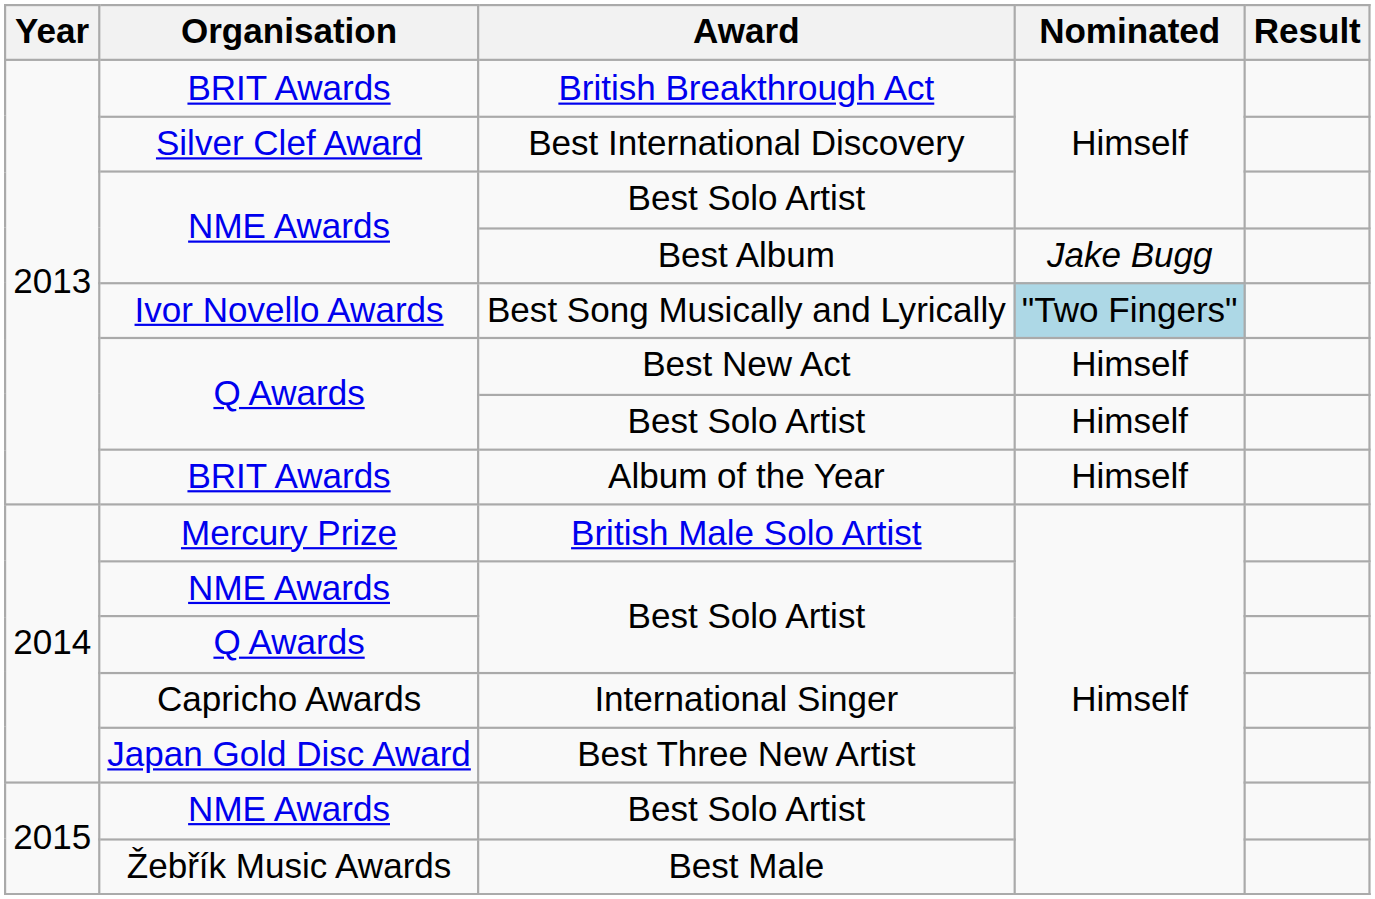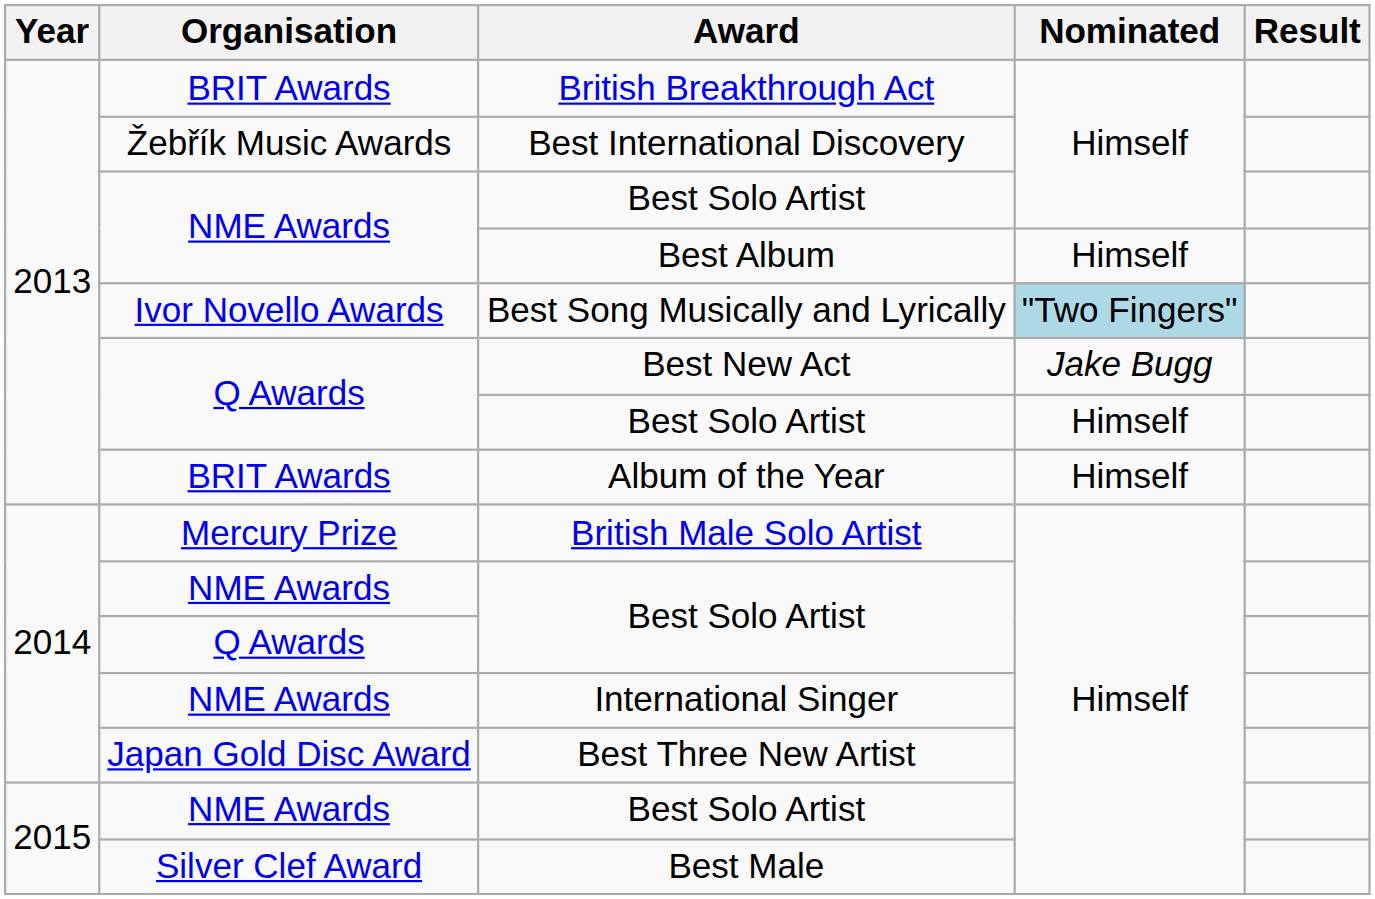(289, 143) Silver Clef Award -> (289, 143) Žebřík Music Awards
(1130, 254) Jake Bugg -> (1130, 254) Himself
(1130, 365) Himself -> (1130, 365) Jake Bugg
(289, 699) Capricho Awards -> (289, 699) NME Awards
(289, 865) Žebřík Music Awards -> (289, 865) Silver Clef Award
